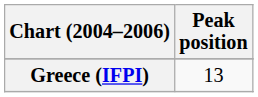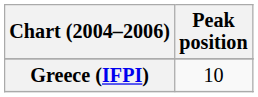(213, 75) 13 -> (213, 75) 10
